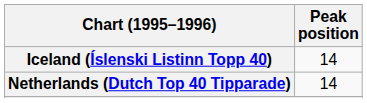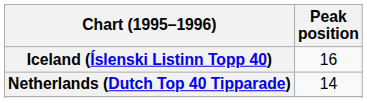(328, 59) 14 -> (328, 59) 16
